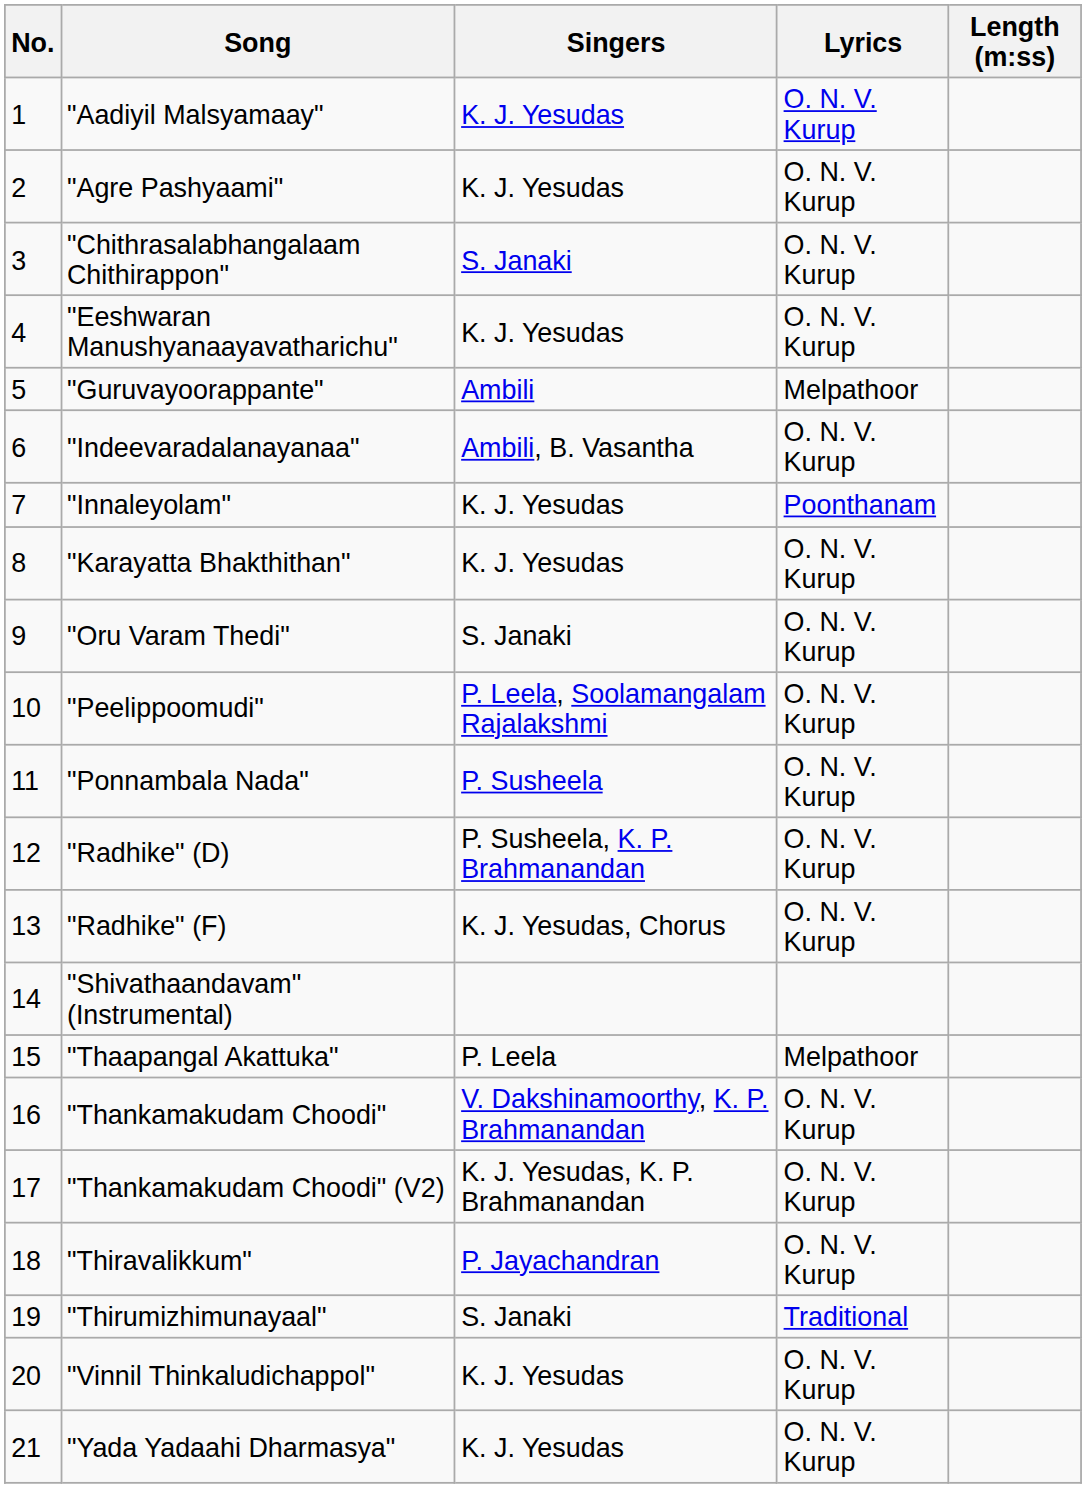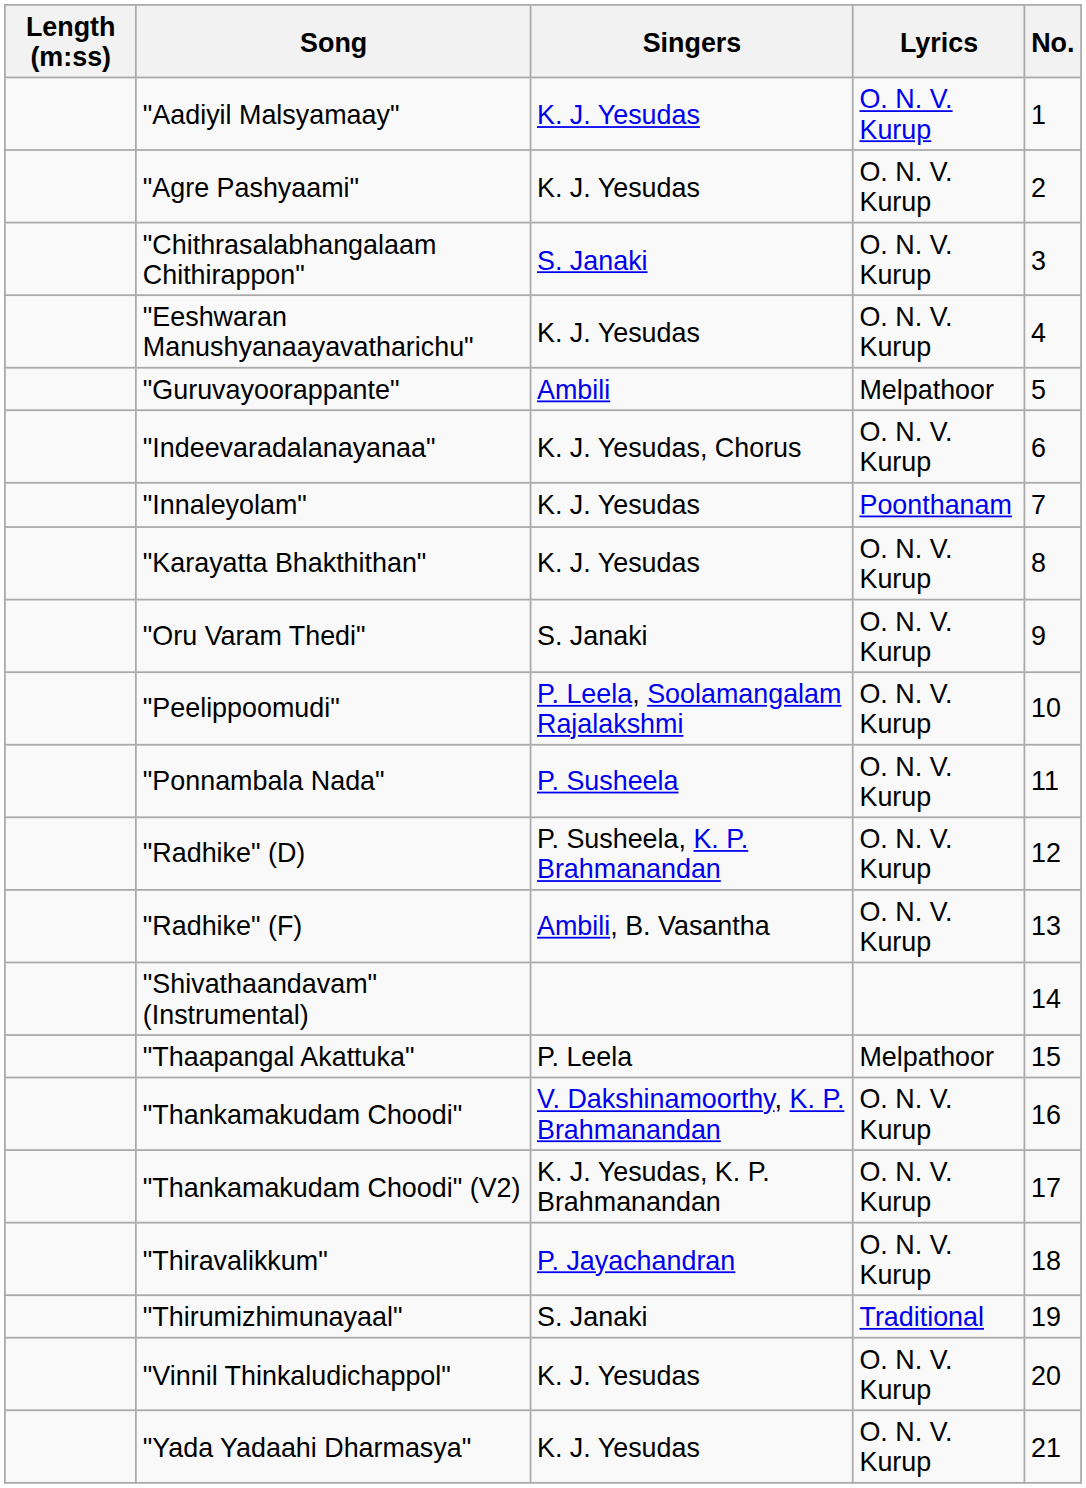columns swapped: (33, 41) <-> (1015, 41)
(577, 447) Ambili, B. Vasantha -> (669, 447) K. J. Yesudas, Chorus
(593, 926) K. J. Yesudas, Chorus -> (653, 926) Ambili, B. Vasantha
